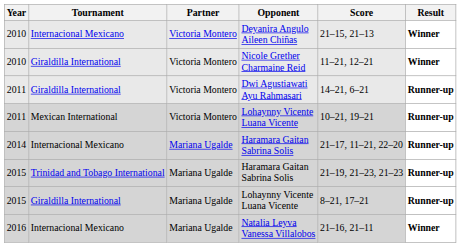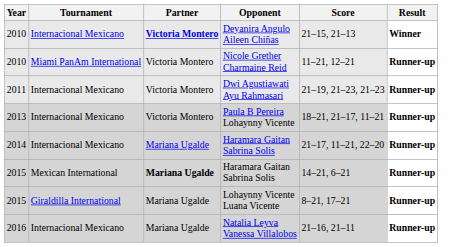(203, 34) normal -> (182, 34) bold
(76, 62) Giraldilla International -> (86, 62) Miami PanAm International
(424, 62) Winner -> (412, 62) Runner-up
(76, 90) Giraldilla International -> (77, 90) Internacional Mexicano
(344, 90) 14–21, 6–21 -> (343, 90) 21–19, 21–23, 21–23
- row: (16, 118)
+ row: (16, 118)
(98, 173) Trinidad and Tobago International -> (74, 173) Mexican International
(201, 173) normal -> (180, 173) bold
(362, 173) 21–19, 21–23, 21–23 -> (326, 173) 14–21, 6–21
(424, 228) Winner -> (412, 228) Runner-up
